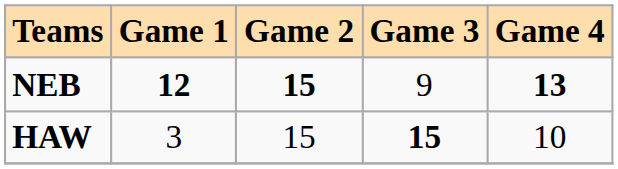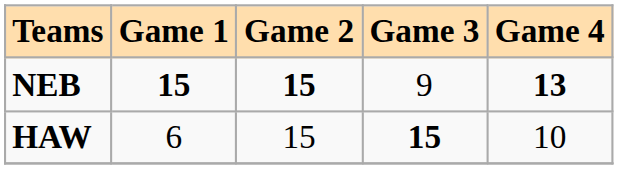(174, 83) 12 -> (174, 83) 15
(174, 136) 3 -> (174, 136) 6
